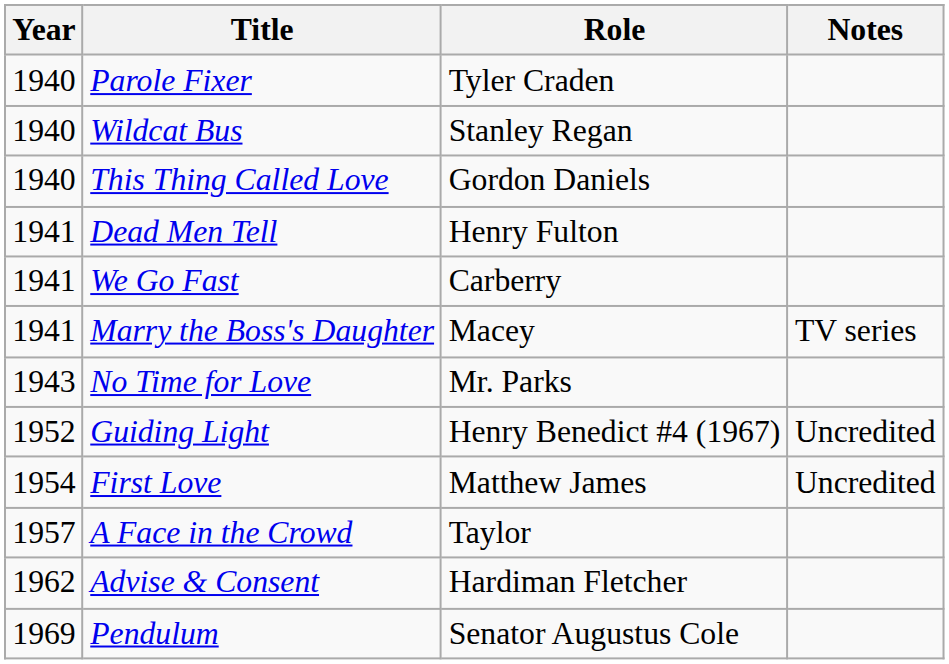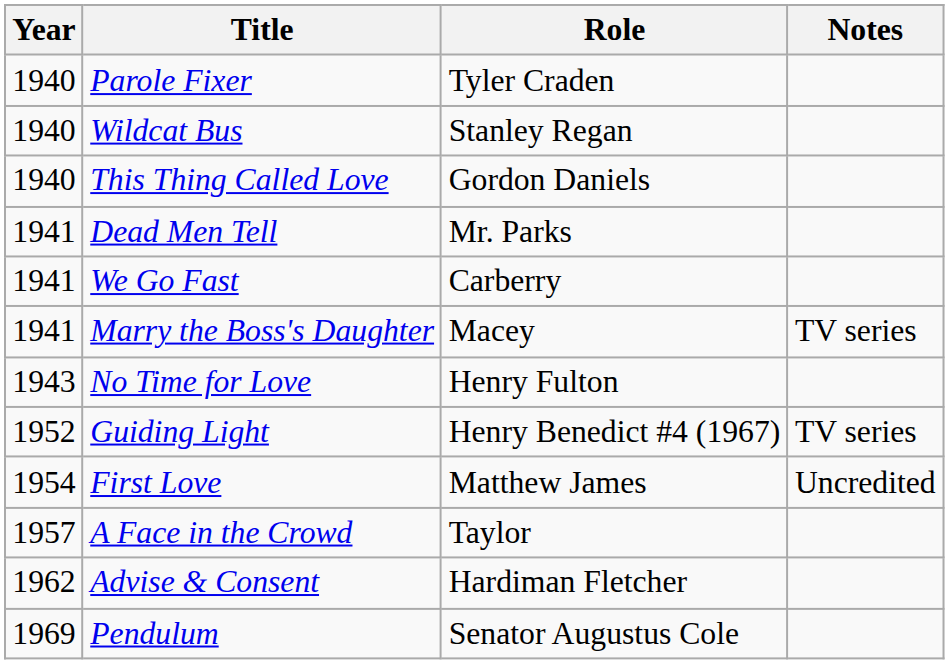(534, 230) Henry Fulton -> (510, 230) Mr. Parks
(510, 381) Mr. Parks -> (534, 381) Henry Fulton
(865, 431) Uncredited -> (856, 431) TV series
